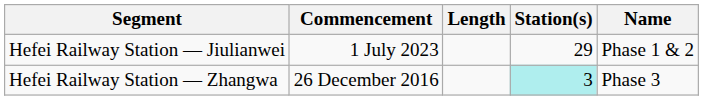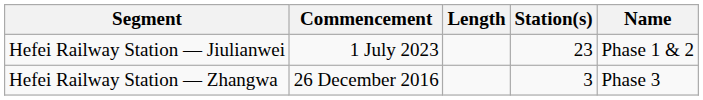(583, 49) 29 -> (583, 49) 23
(588, 79) paleturquoise background -> (588, 79) no background
